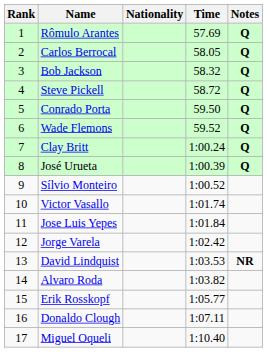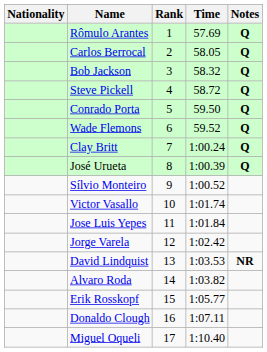columns swapped: (21, 14) <-> (155, 14)
